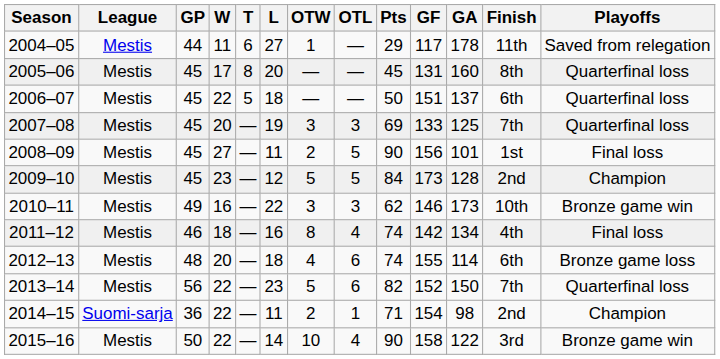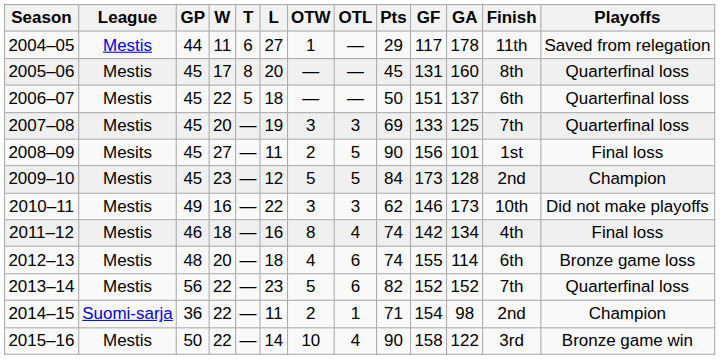(128, 152) Mestis -> (128, 152) Mesits
(627, 206) Bronze game win -> (627, 206) Did not make playoffs
(465, 286) 150 -> (465, 286) 152
